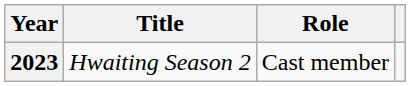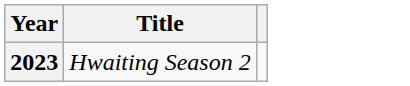- column: (325, 23)
